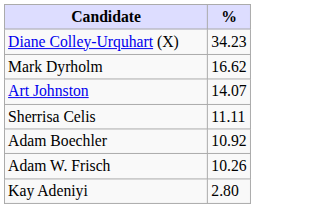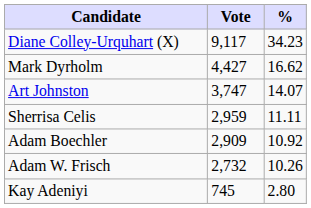+ column: (236, 16)
